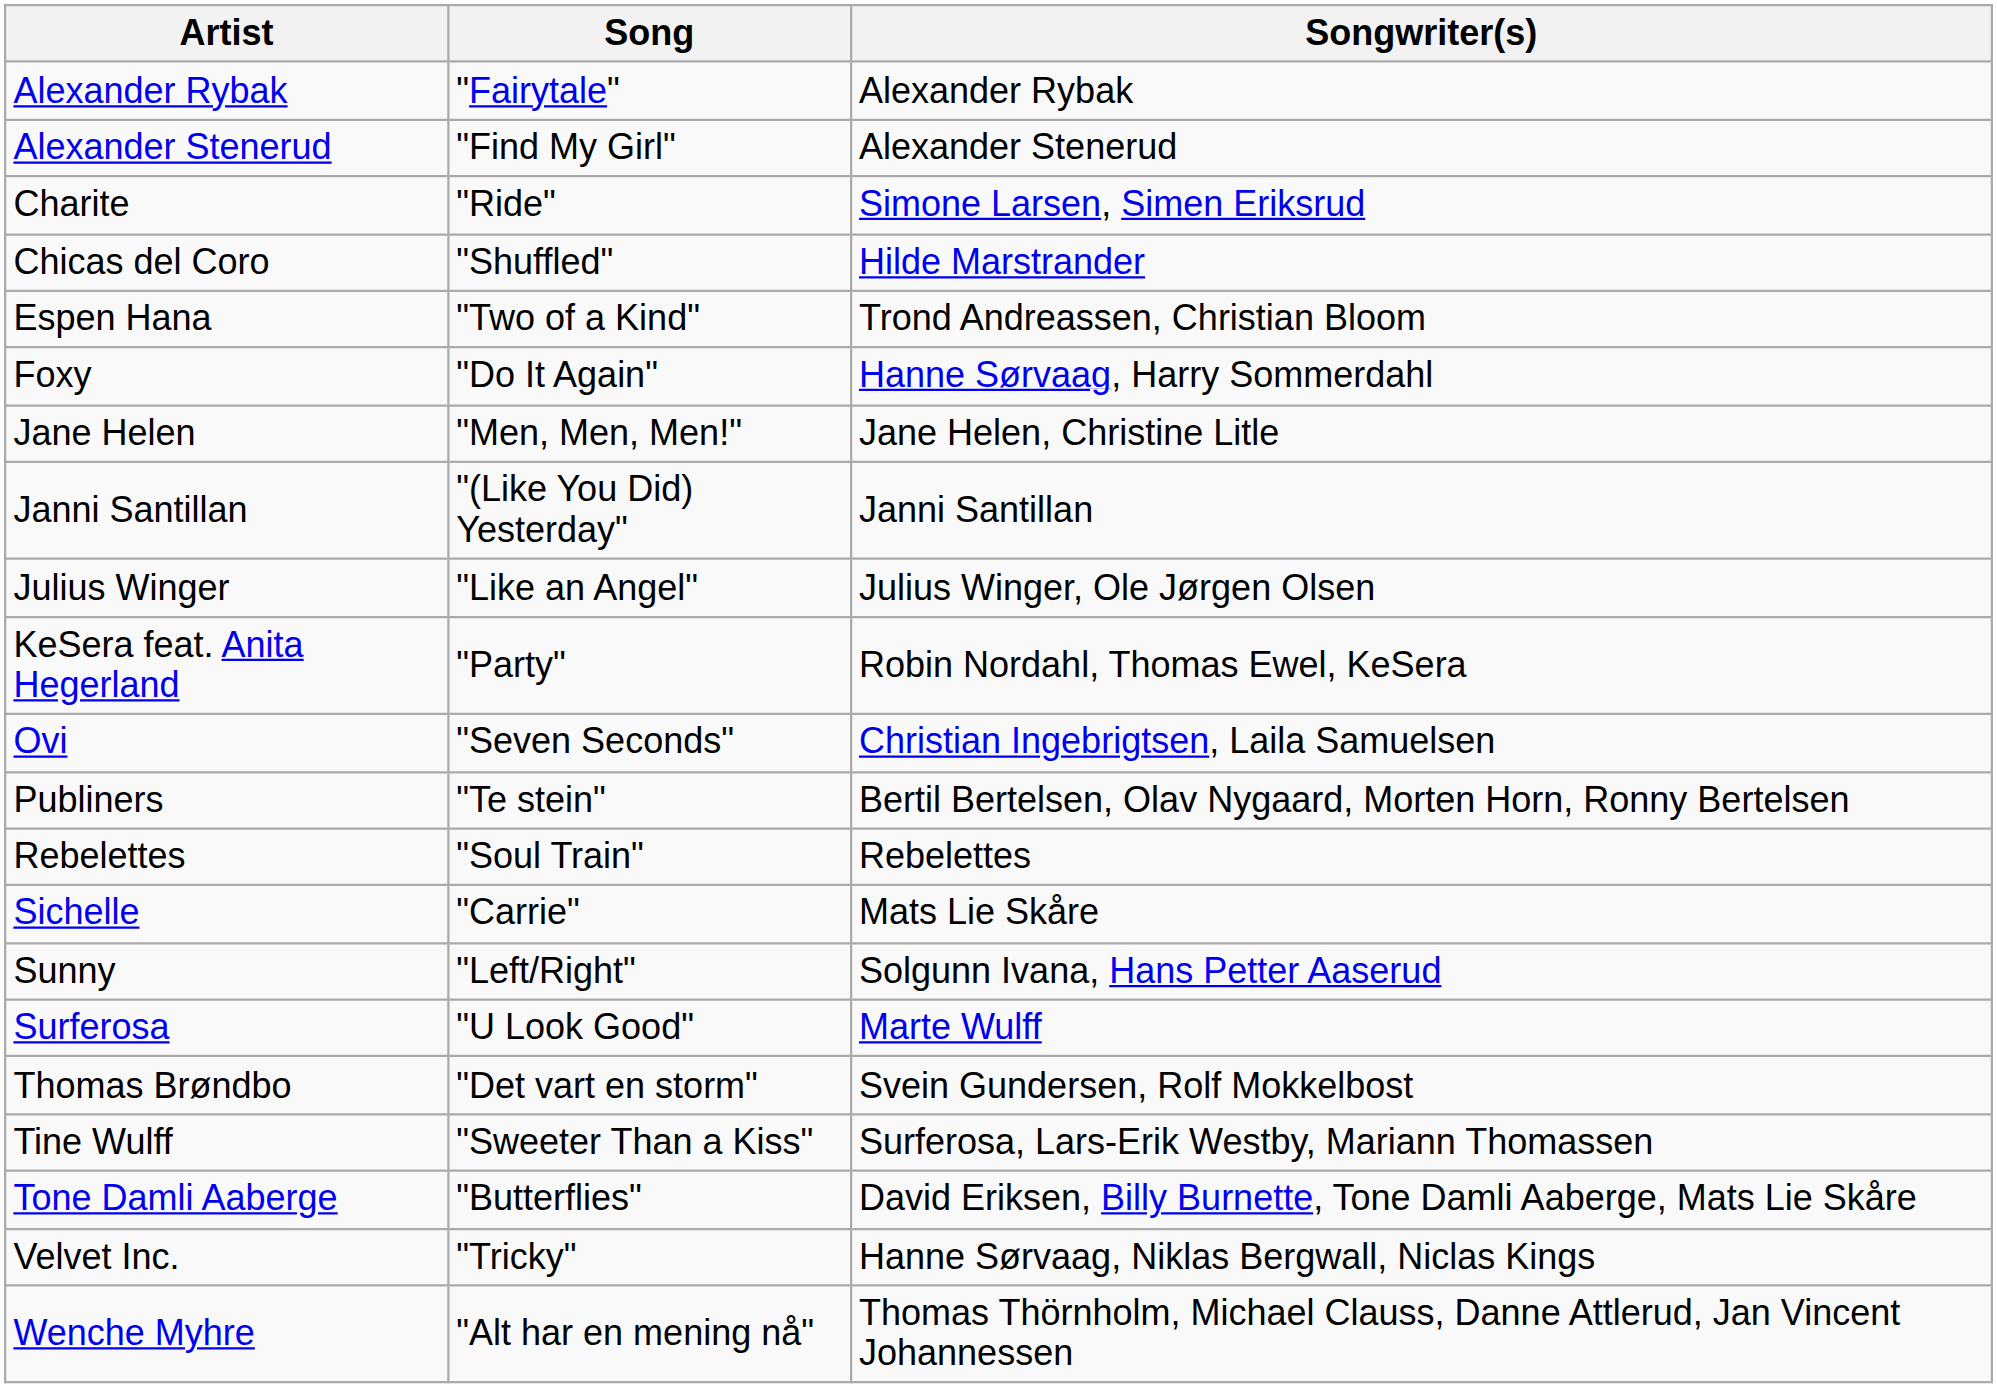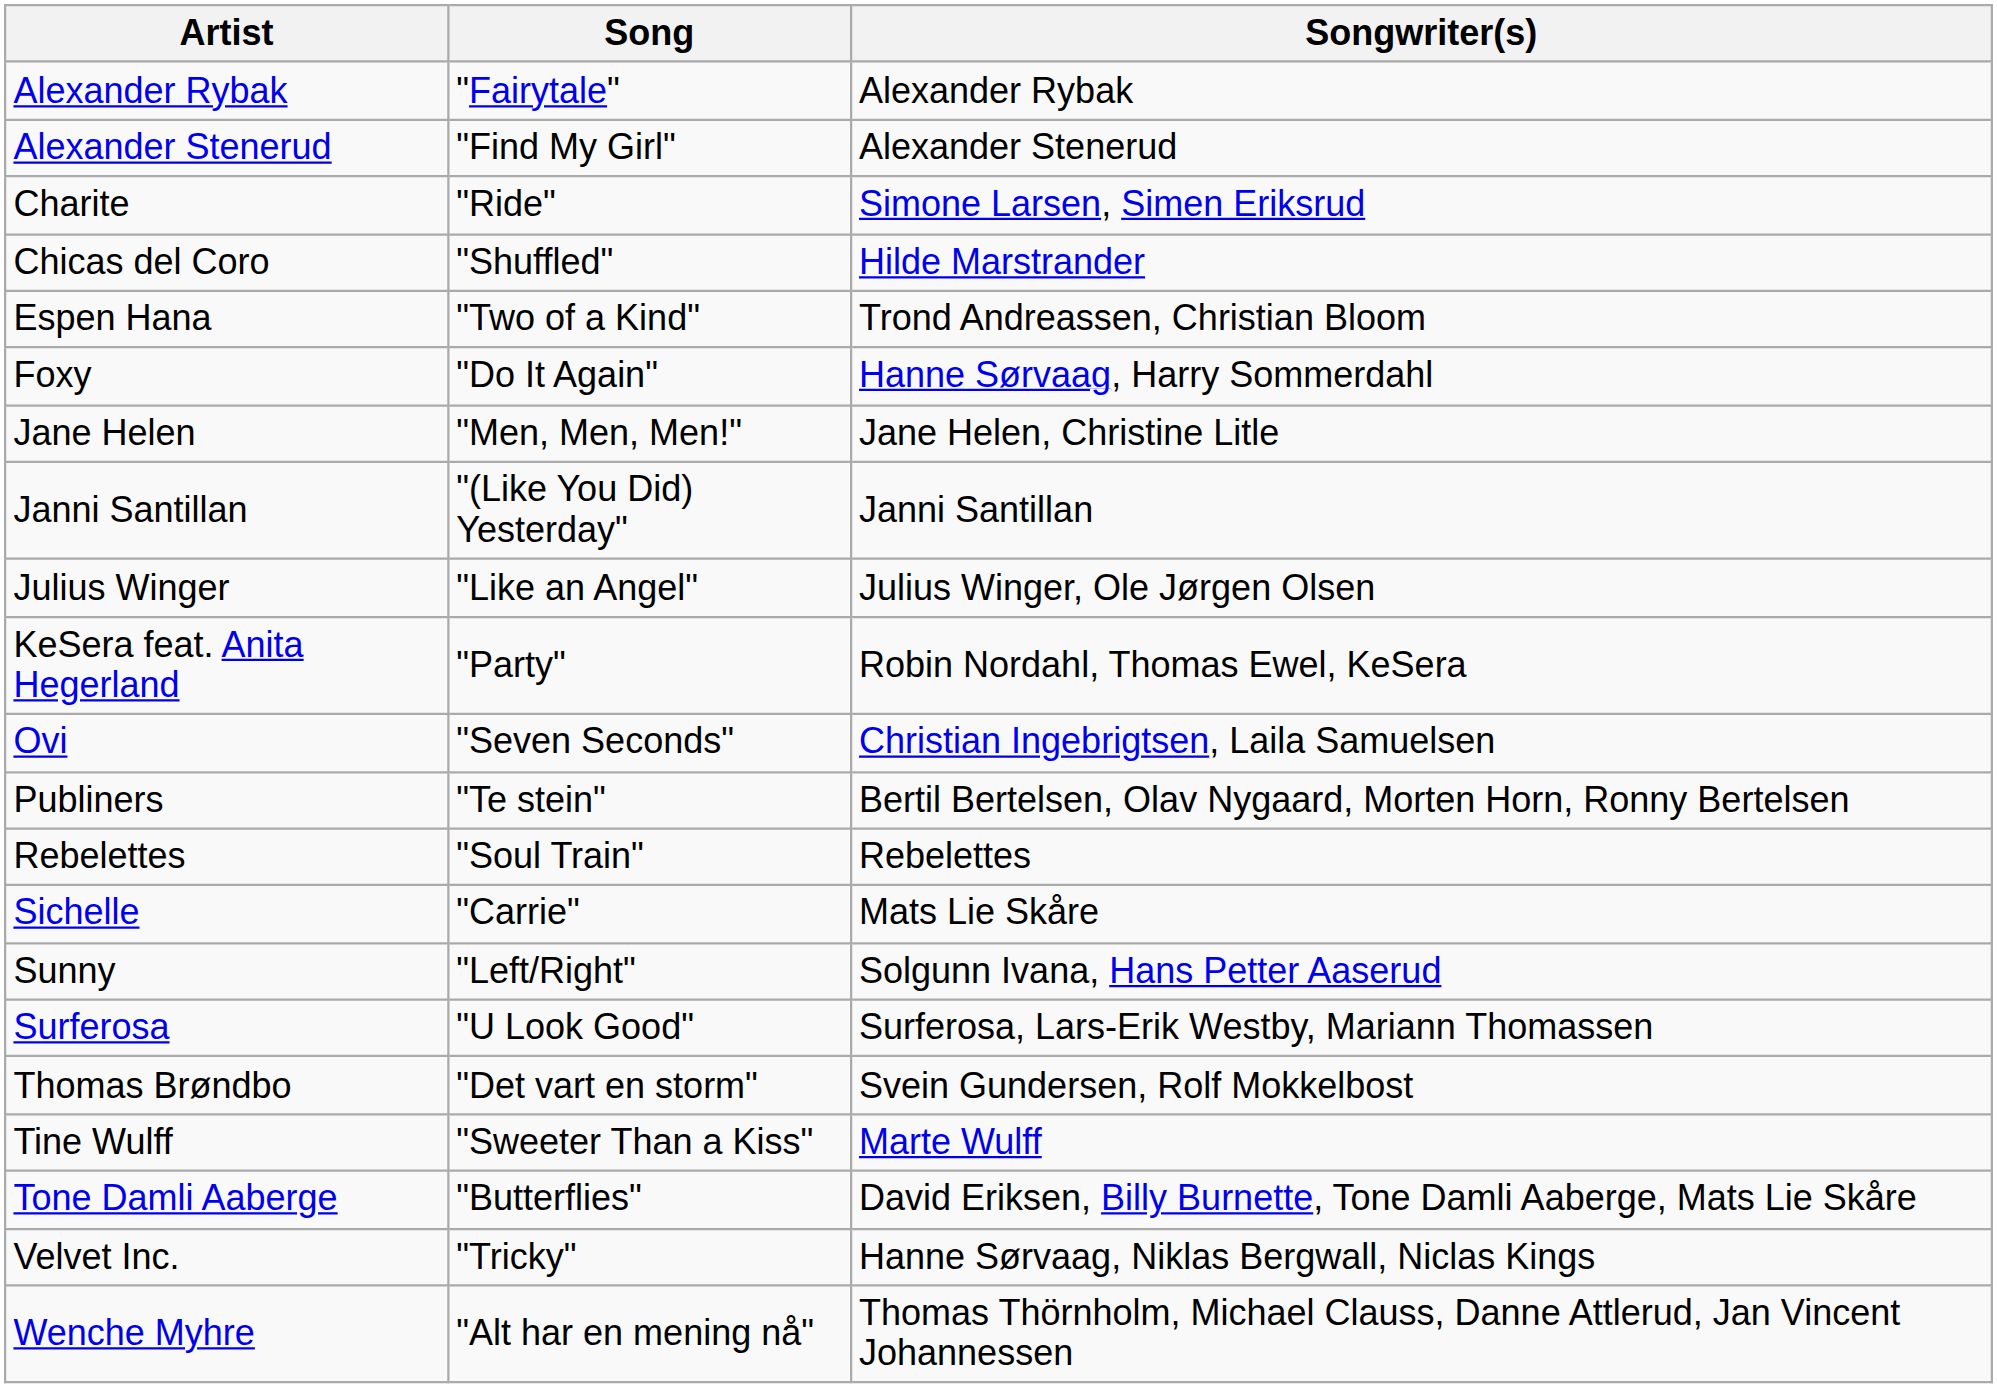(950, 1027) Marte Wulff -> (1256, 1027) Surferosa, Lars-Erik Westby, Mariann Thomassen
(1256, 1141) Surferosa, Lars-Erik Westby, Mariann Thomassen -> (950, 1141) Marte Wulff
